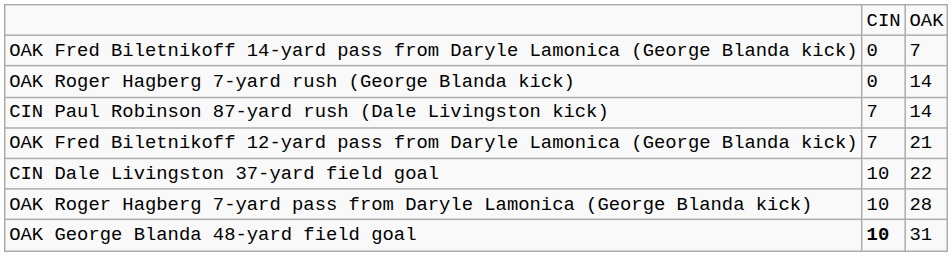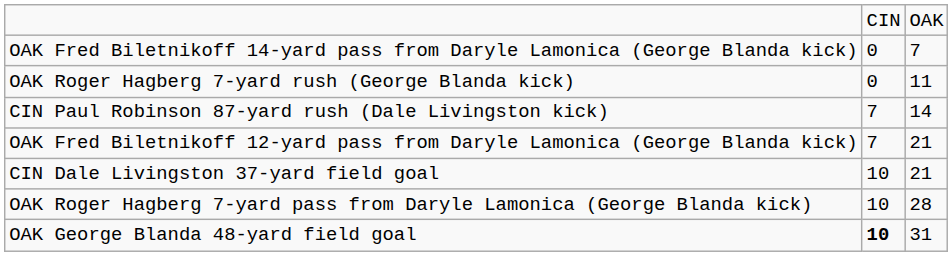(921, 82) 14 -> (921, 82) 11
(921, 174) 22 -> (921, 174) 21
